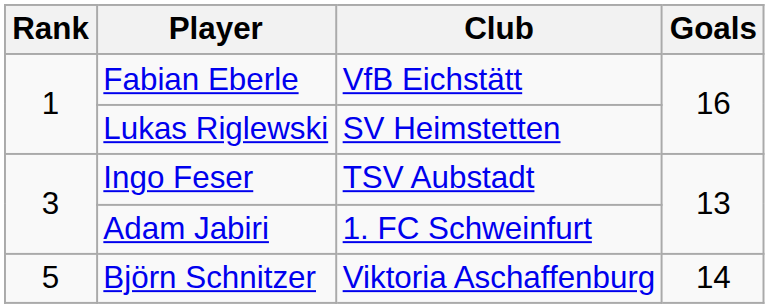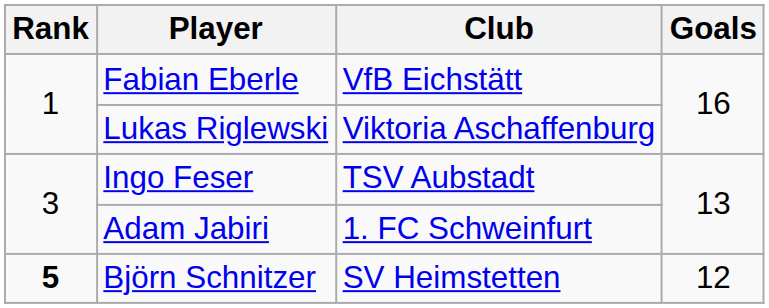(452, 128) SV Heimstetten -> (499, 128) Viktoria Aschaffenburg
(51, 278) normal -> (51, 278) bold
(499, 278) Viktoria Aschaffenburg -> (452, 278) SV Heimstetten
(713, 278) 14 -> (713, 278) 12
